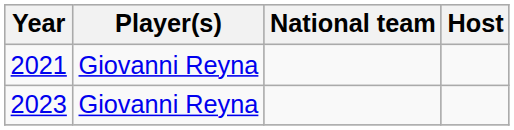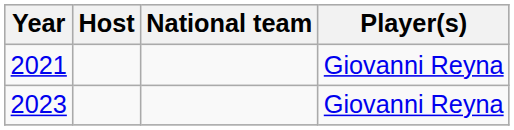columns swapped: (476, 24) <-> (168, 24)
